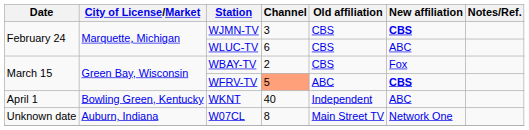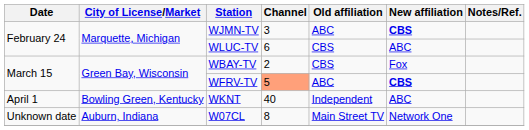(323, 30) CBS -> (323, 30) ABC
